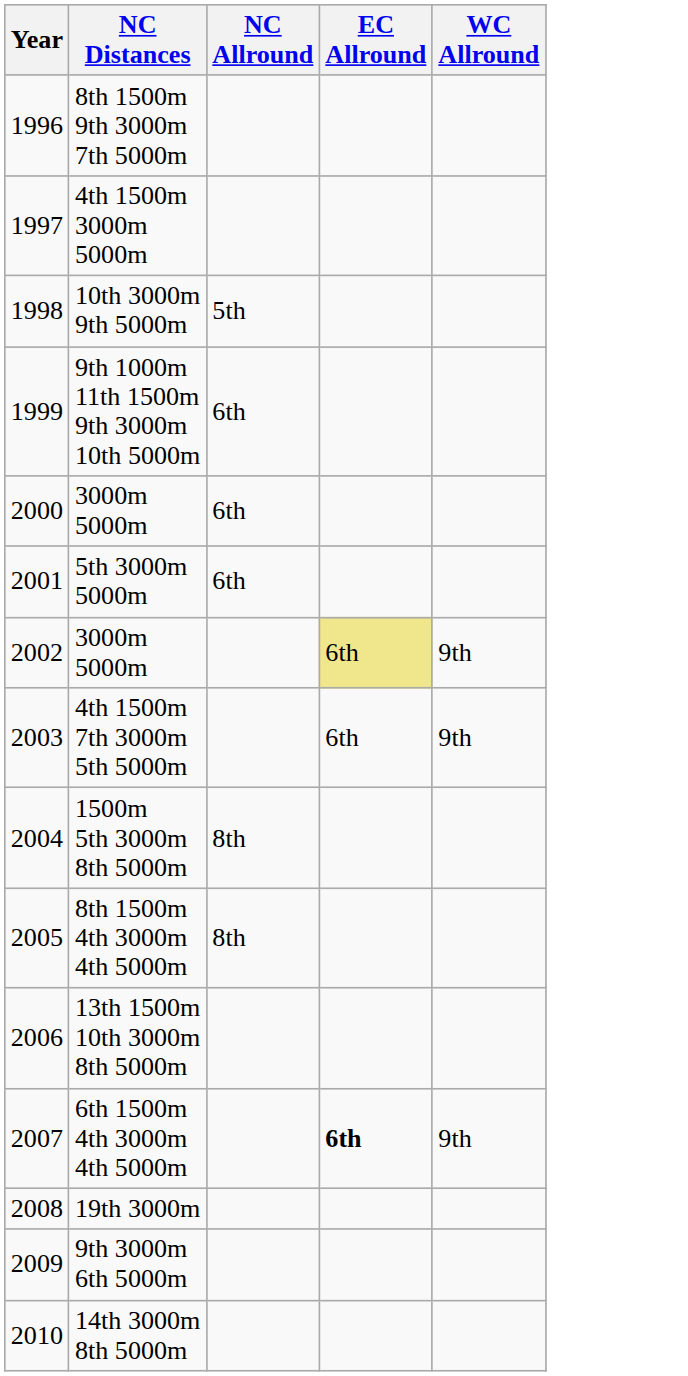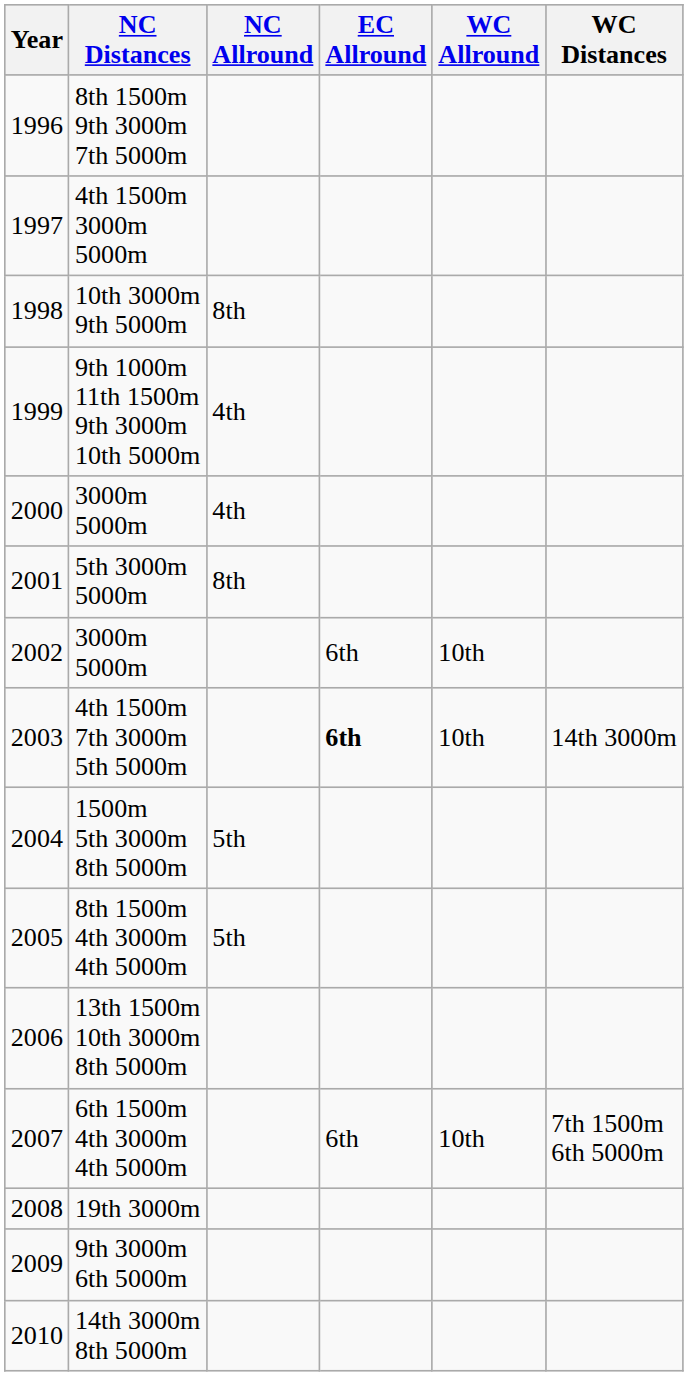+ column: (614, 39)
(229, 310) 5th -> (229, 310) 8th
(229, 410) 6th -> (229, 410) 4th
(229, 510) 6th -> (229, 510) 4th
(229, 581) 6th -> (229, 581) 8th
(342, 652) khaki background -> (342, 652) no background
(455, 652) 9th -> (462, 652) 10th
(342, 737) normal -> (343, 737) bold
(455, 737) 9th -> (462, 737) 10th
(229, 837) 8th -> (229, 837) 5th
(229, 937) 8th -> (229, 937) 5th
(343, 1137) bold -> (342, 1137) normal
(455, 1137) 9th -> (462, 1137) 10th
